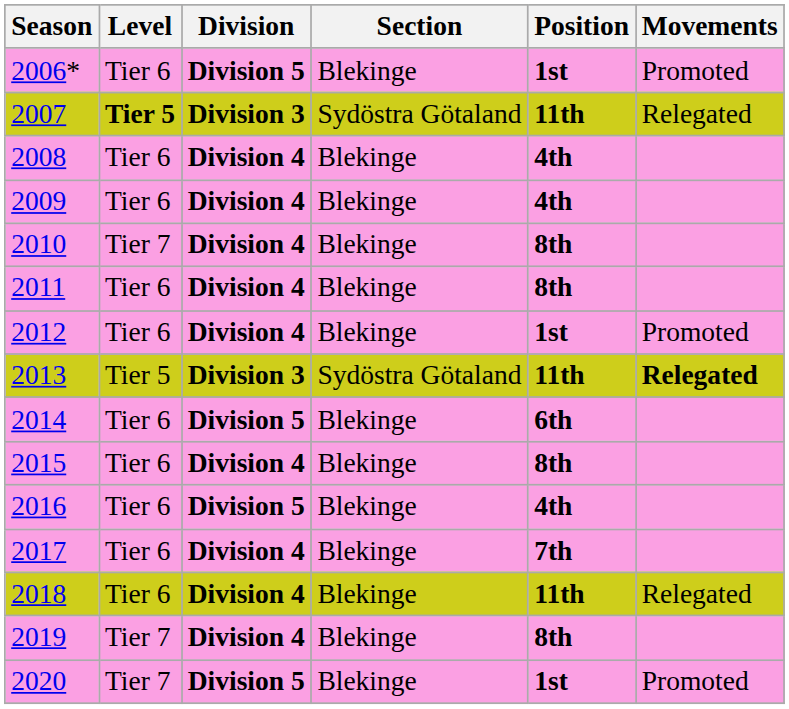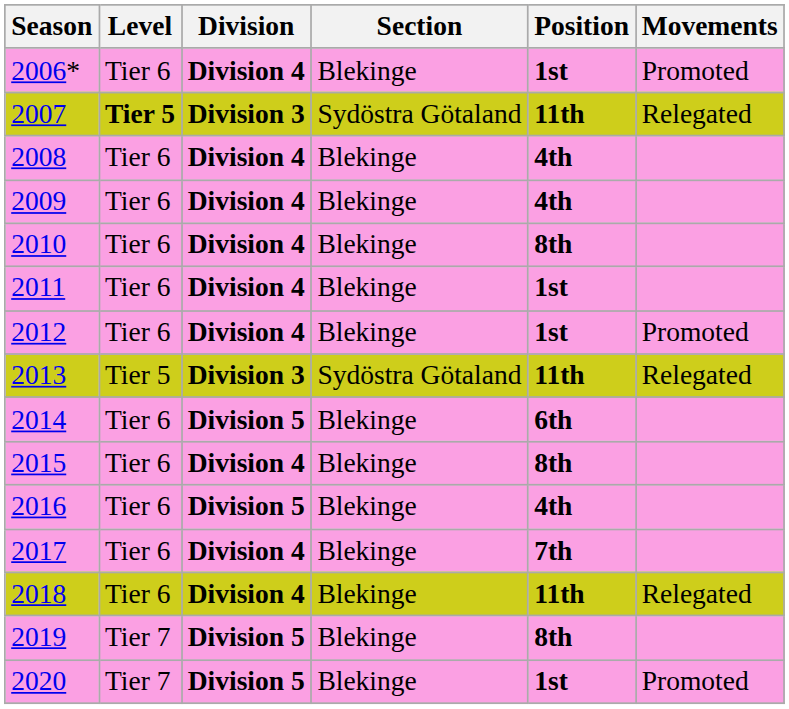(246, 69) Division 5 -> (246, 69) Division 4
(138, 244) Tier 7 -> (138, 244) Tier 6
(553, 288) 8th -> (551, 288) 1st
(700, 375) bold -> (697, 375) normal
(246, 637) Division 4 -> (246, 637) Division 5
